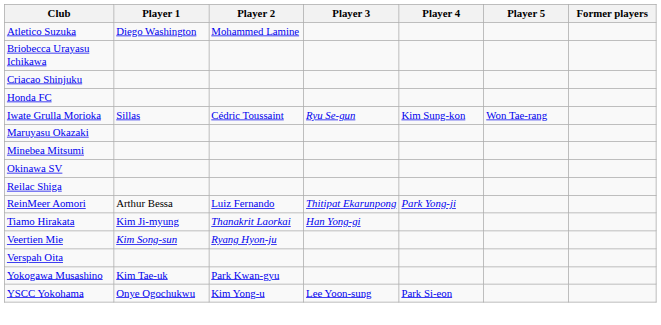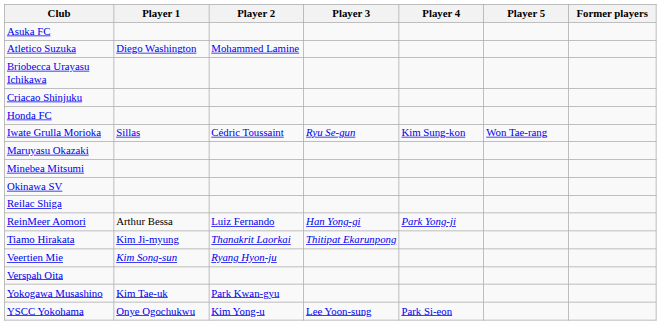+ row: (29, 31)
(351, 204) Thitipat Ekarunpong -> (333, 222) Han Yong-gi
(333, 222) Han Yong-gi -> (351, 240) Thitipat Ekarunpong
